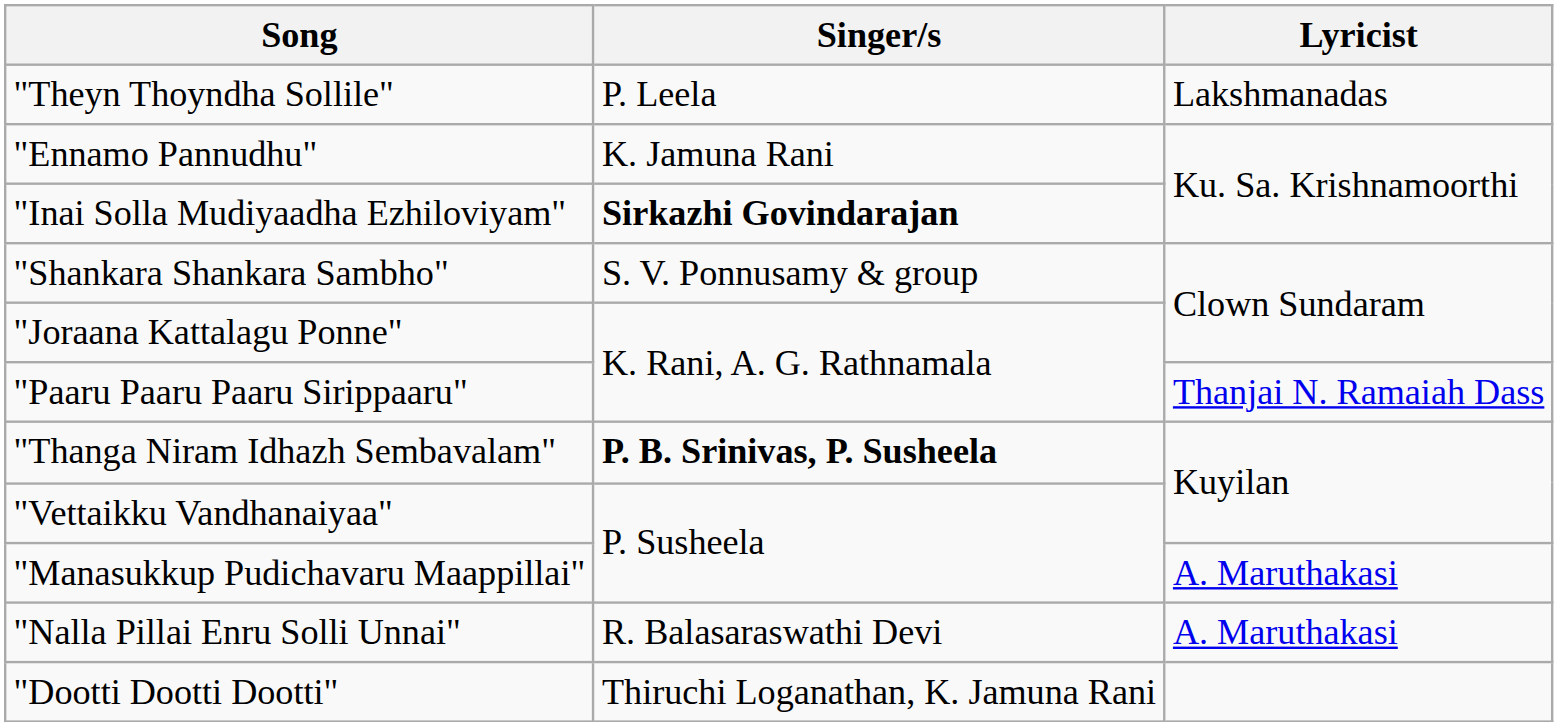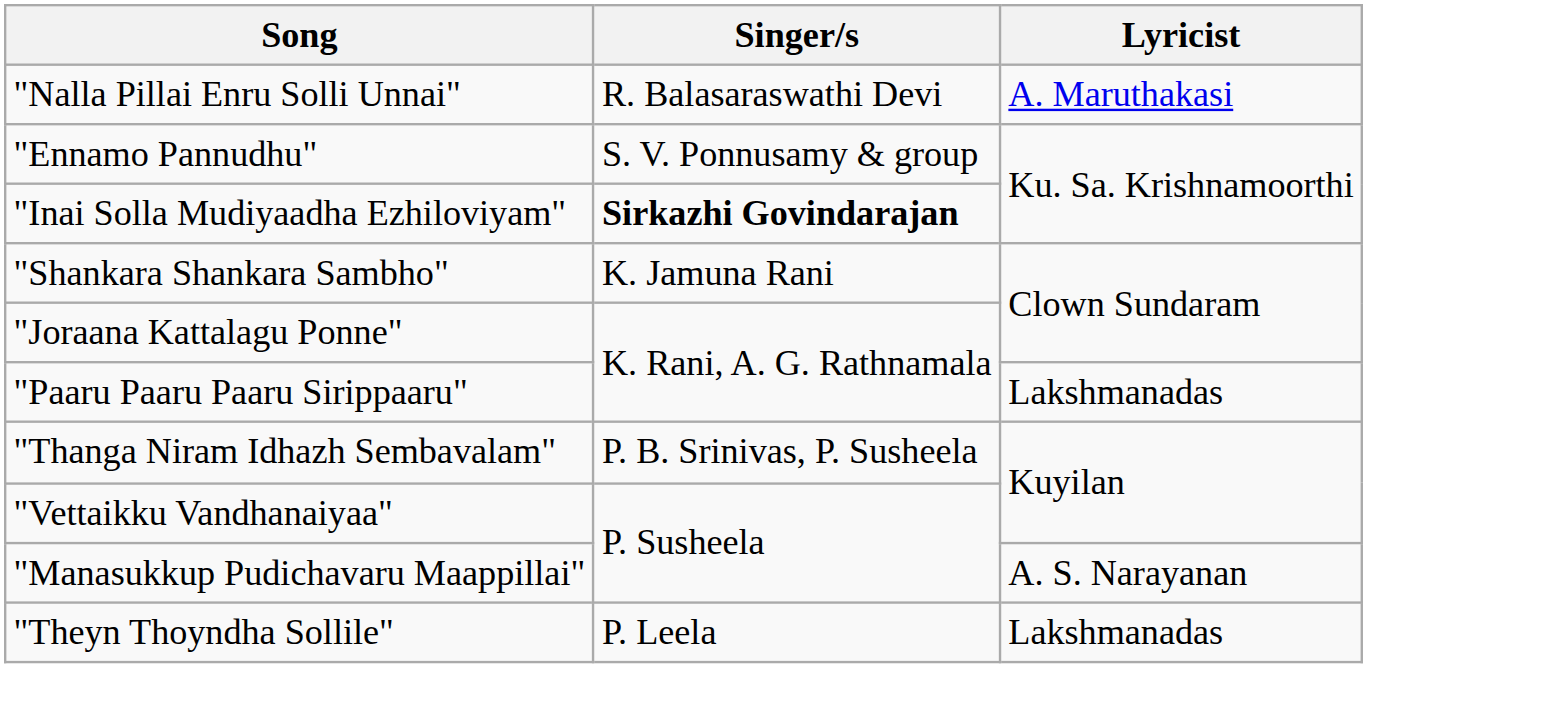rows swapped: (237, 630) <-> (204, 94)
(718, 153) K. Jamuna Rani -> (790, 153) S. V. Ponnusamy & group
(790, 273) S. V. Ponnusamy & group -> (718, 273) K. Jamuna Rani
(1359, 392) Thanjai N. Ramaiah Dass -> (1116, 392) Lakshmanadas
(800, 452) bold -> (790, 452) normal
(1285, 571) A. Maruthakasi -> (1128, 571) A. S. Narayanan
- row: (176, 690)
